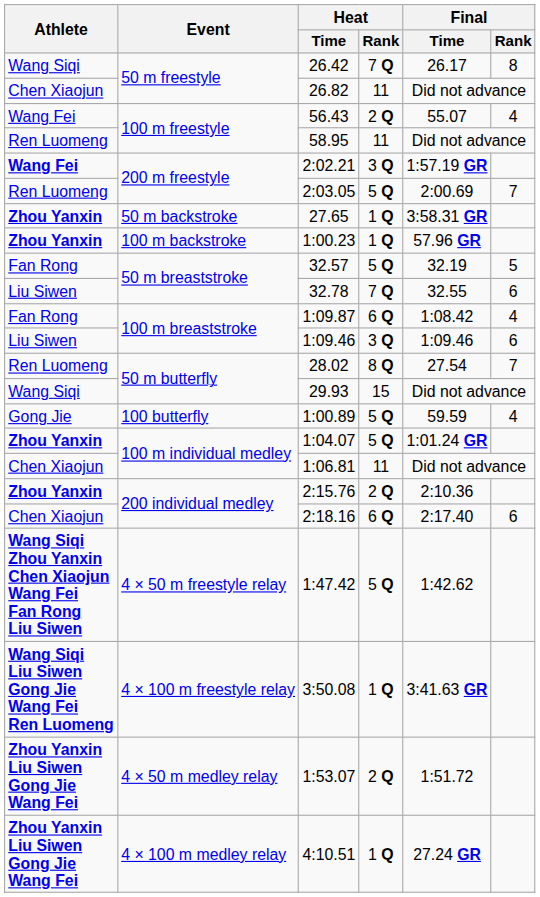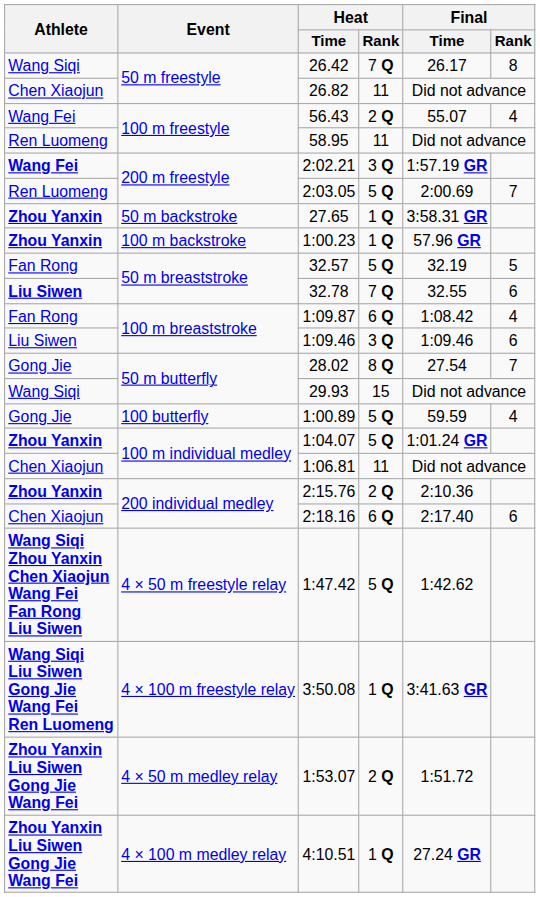(43, 291) normal -> (45, 291) bold
(58, 366) Ren Luomeng -> (40, 366) Gong Jie
